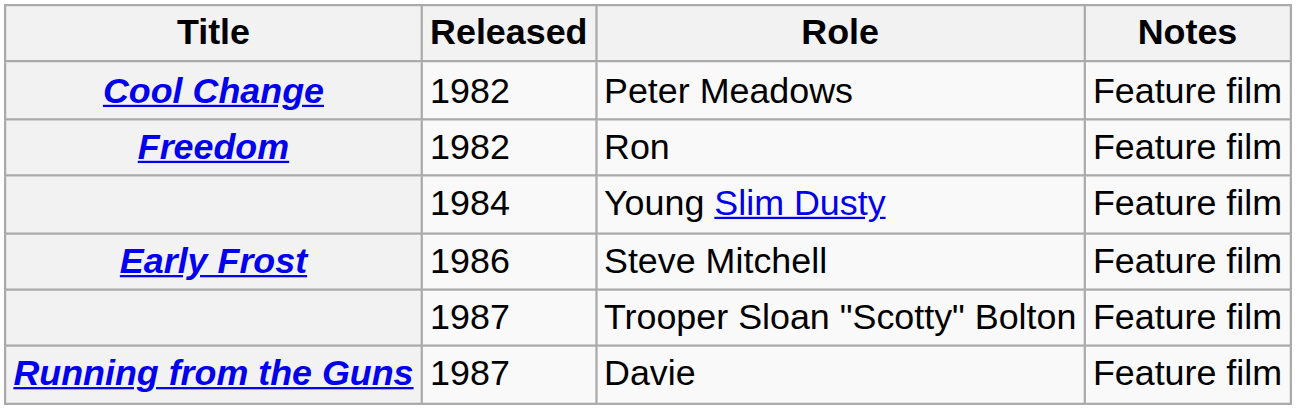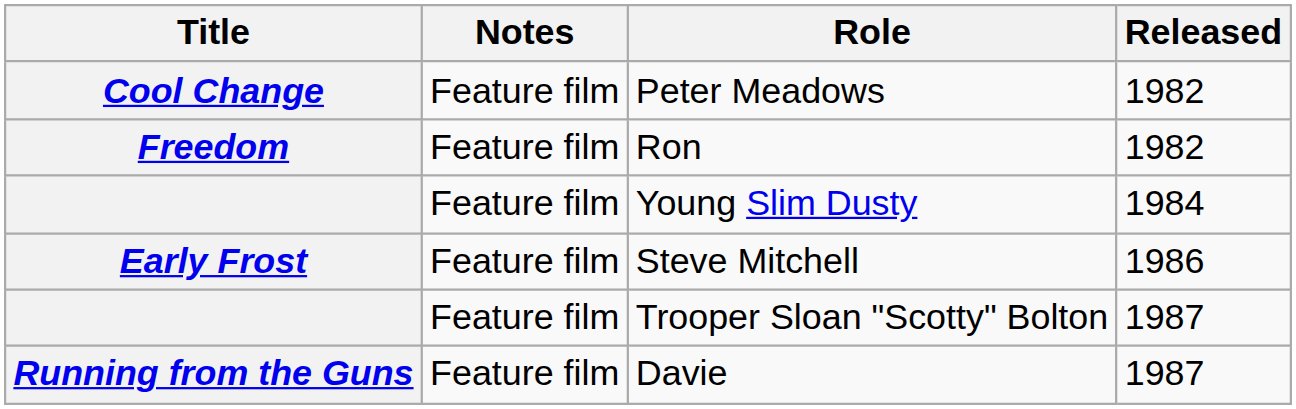columns swapped: (509, 32) <-> (1187, 32)
